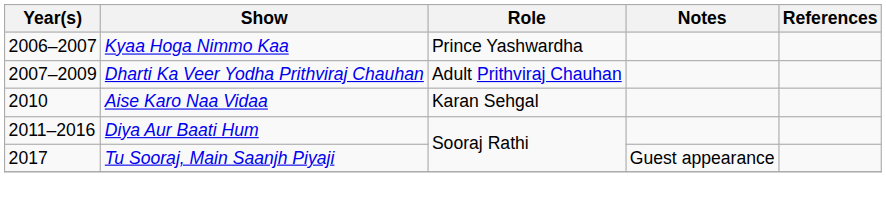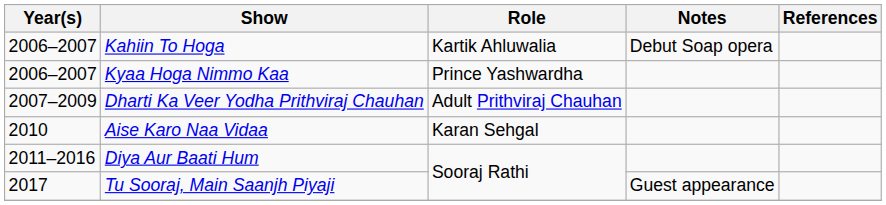+ row: (165, 46)
